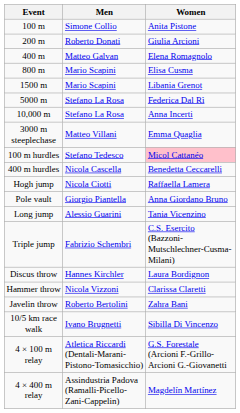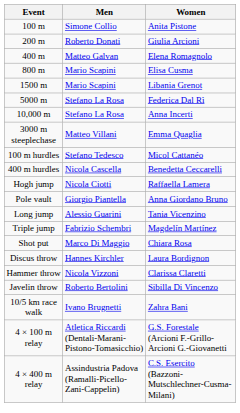(176, 155) pink background -> (176, 155) no background
(190, 244) C.S. Esercito (Bazzoni-Mutschlechner-Cusma-Milani) -> (182, 228) Magdelín Martínez
+ row: (34, 243)
(168, 304) Zahra Bani -> (183, 287) Sibilla Di Vincenzo
(183, 324) Sibilla Di Vincenzo -> (168, 307) Zahra Bani
(182, 391) Magdelín Martínez -> (190, 379) C.S. Esercito (Bazzoni-Mutschlechner-Cusma-Milani)
